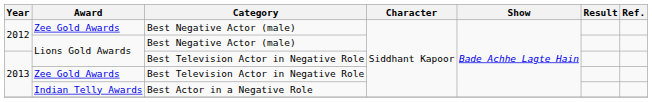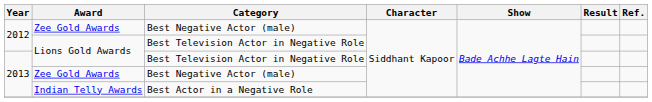(221, 43) Best Negative Actor (male) -> (256, 43) Best Television Actor in Negative Role
(256, 74) Best Television Actor in Negative Role -> (221, 74) Best Negative Actor (male)
